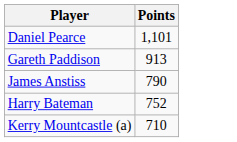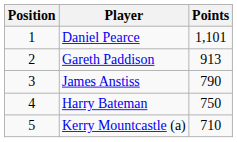+ column: (32, 15)
(156, 103) 752 -> (211, 103) 750
